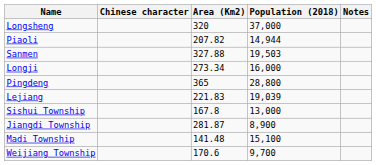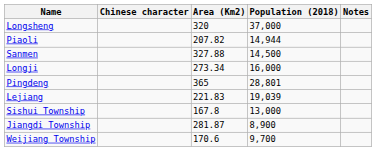(265, 54) 19,503 -> (265, 54) 14,500
(265, 82) 28,800 -> (265, 82) 28,801
- row: (40, 139)
